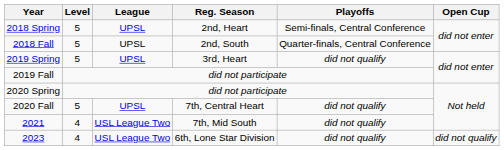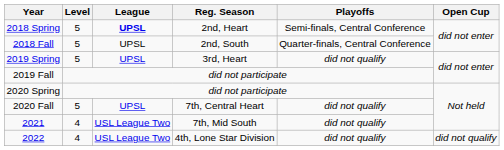(132, 28) normal -> (132, 28) bold
+ row: (33, 138)
- row: (33, 138)
